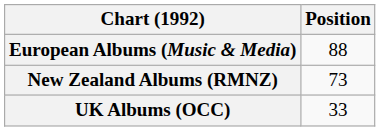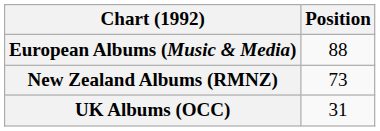(338, 110) 33 -> (338, 110) 31
